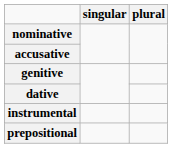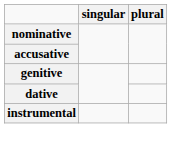- row: (42, 133)
